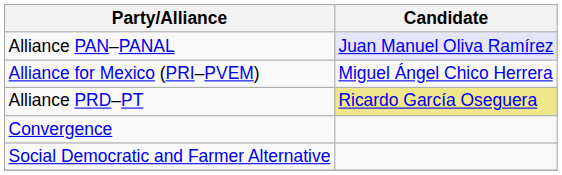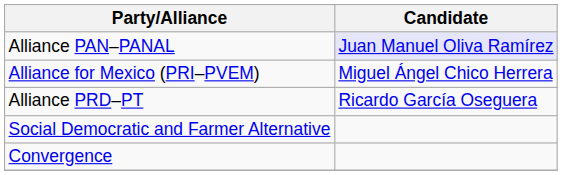(438, 101) khaki background -> (438, 101) no background
rows swapped: (169, 156) <-> (60, 128)
